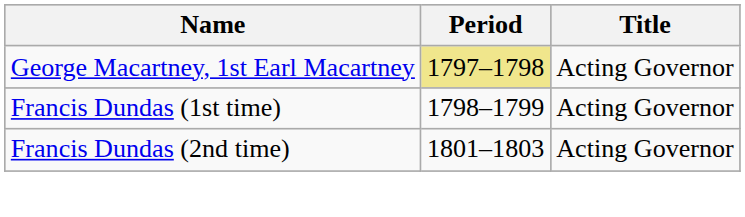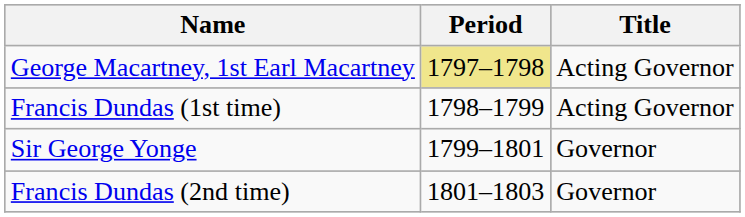+ row: (104, 149)
(645, 149) Acting Governor -> (606, 190) Governor
